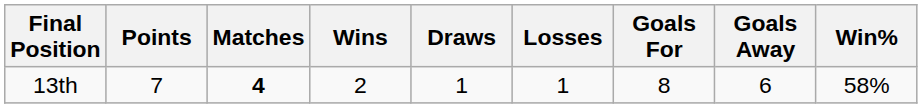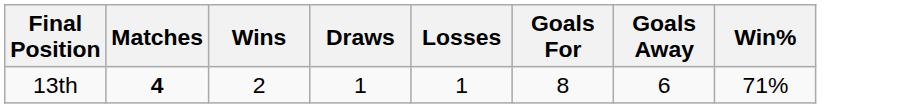- column: (157, 36)
(867, 85) 58% -> (765, 85) 71%
